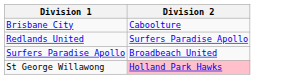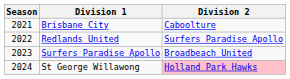+ column: (22, 11)
